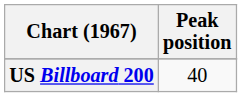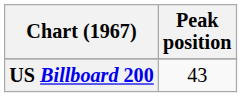(197, 75) 40 -> (197, 75) 43
